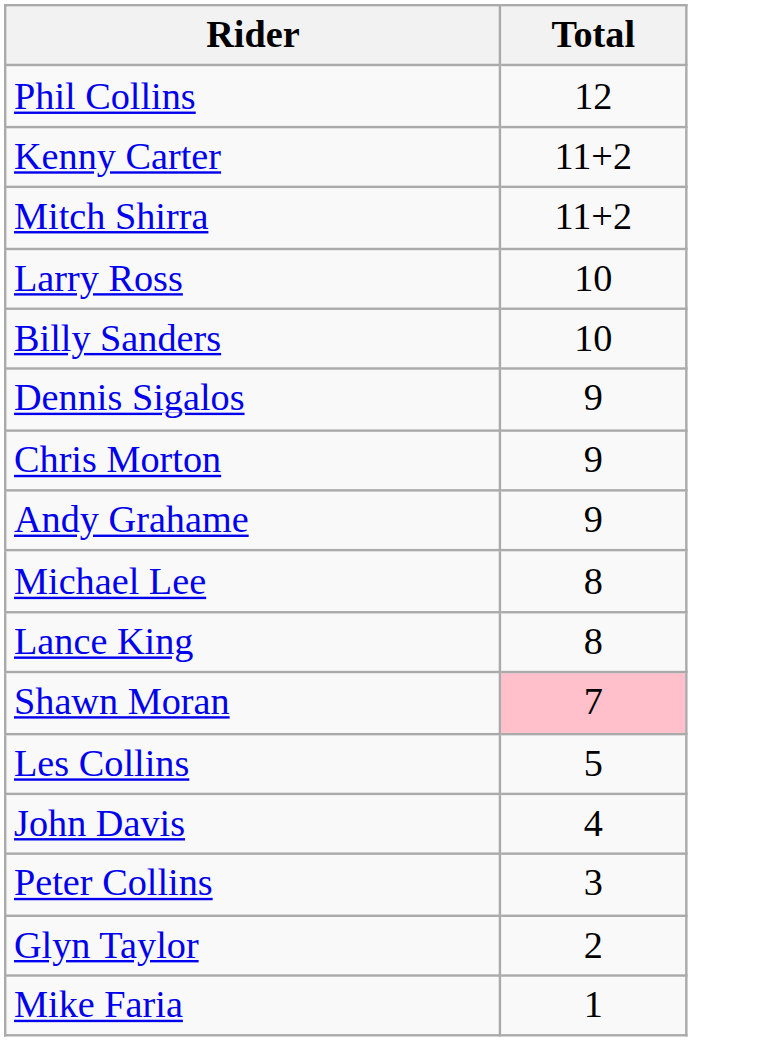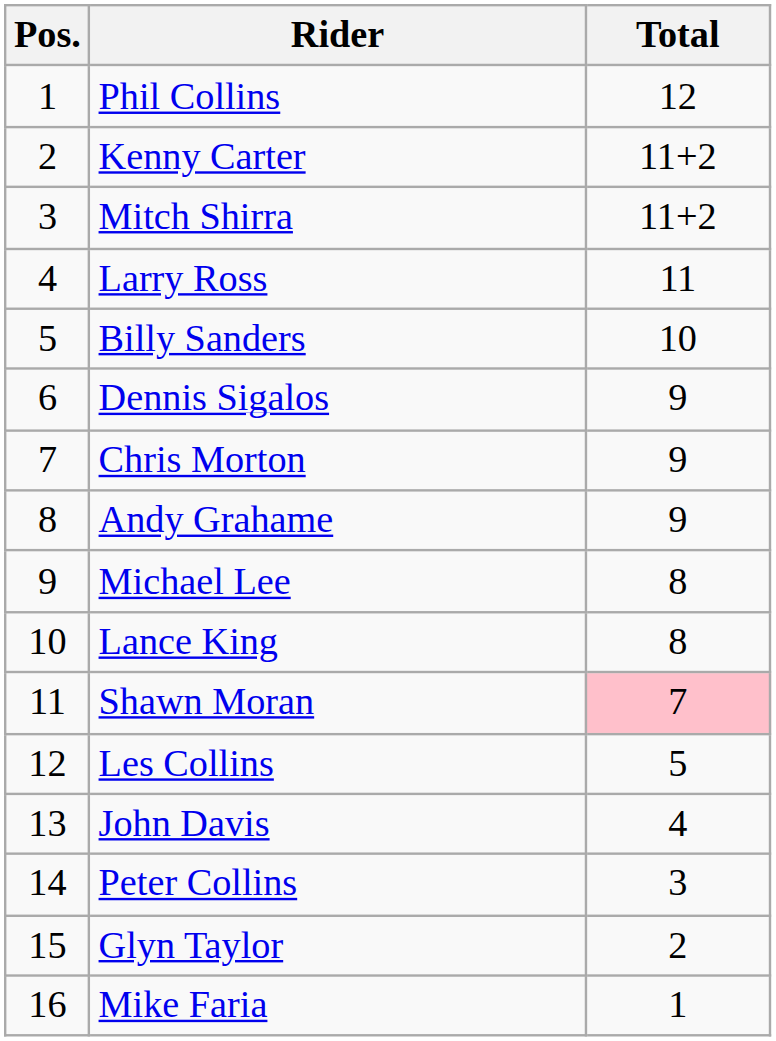+ column: (47, 34)
(593, 277) 10 -> (678, 277) 11
